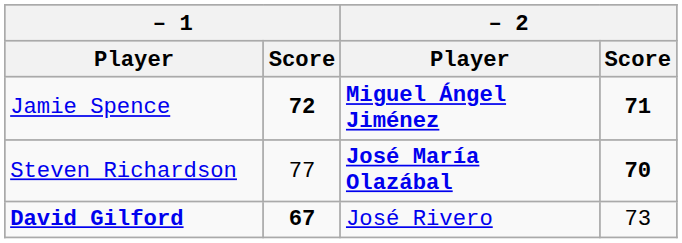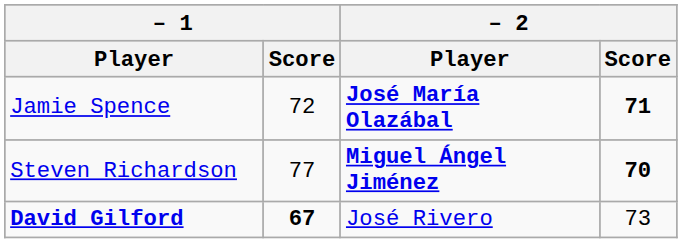(302, 108) bold -> (302, 108) normal
(426, 108) Miguel Ángel Jiménez -> (413, 108) José María Olazábal
(413, 170) José María Olazábal -> (426, 170) Miguel Ángel Jiménez
